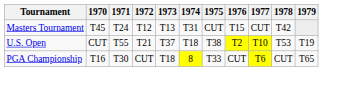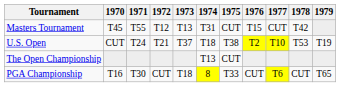(121, 27) T24 -> (138, 27) T55
(121, 43) T55 -> (138, 43) T24
+ row: (54, 59)
